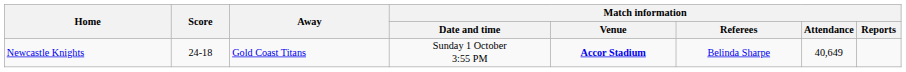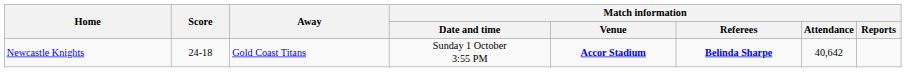(739, 53) normal -> (739, 53) bold
(829, 53) 40,649 -> (829, 53) 40,642
